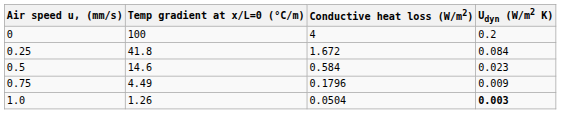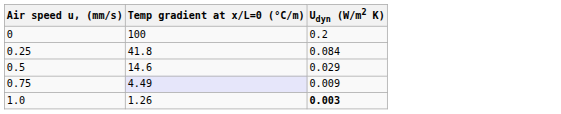- column: (391, 15)
(493, 68) 0.023 -> (325, 68) 0.029
(140, 84) no background -> (140, 84) lavender background
